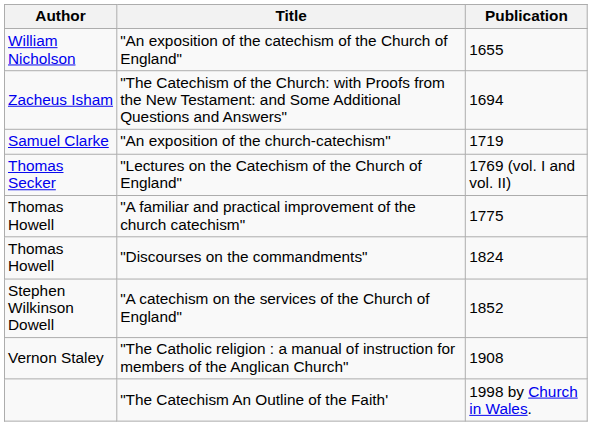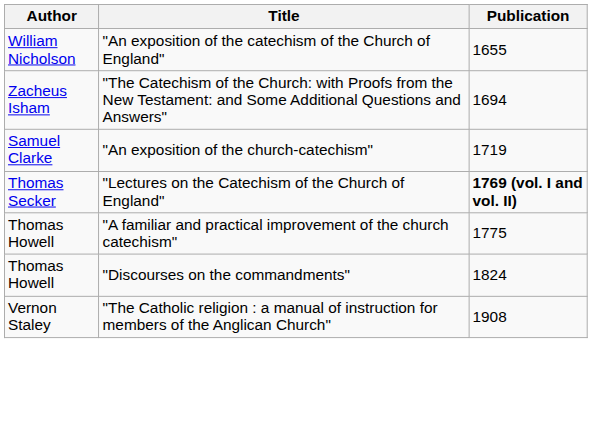(522, 174) normal -> (528, 191) bold
- row: (275, 308)
- row: (254, 400)
